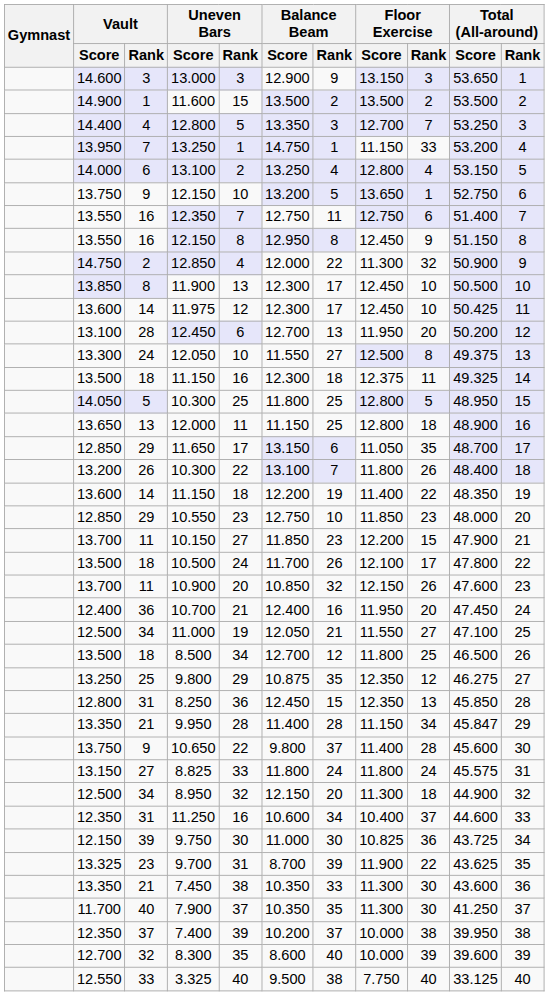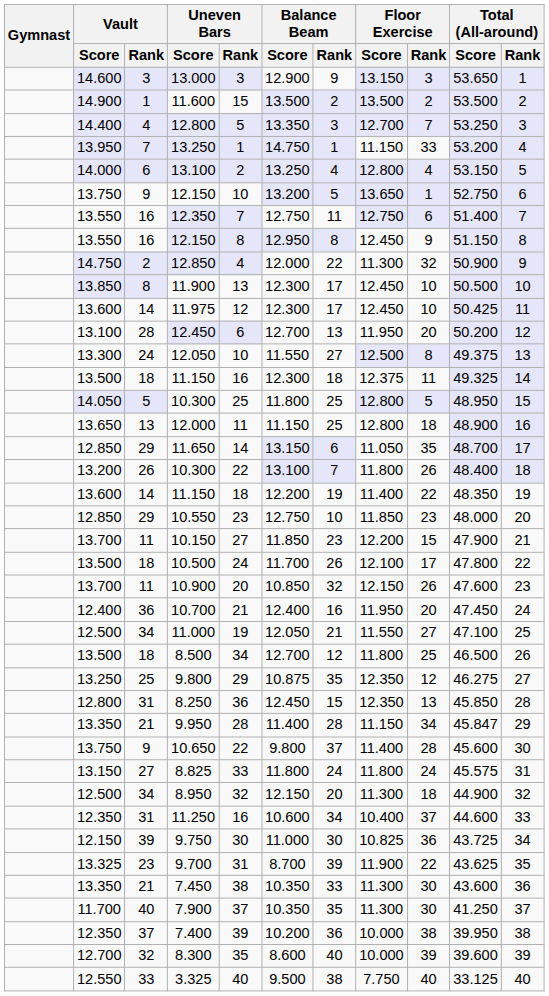(240, 448) 17 -> (240, 448) 14
(334, 932) 37 -> (334, 932) 36
